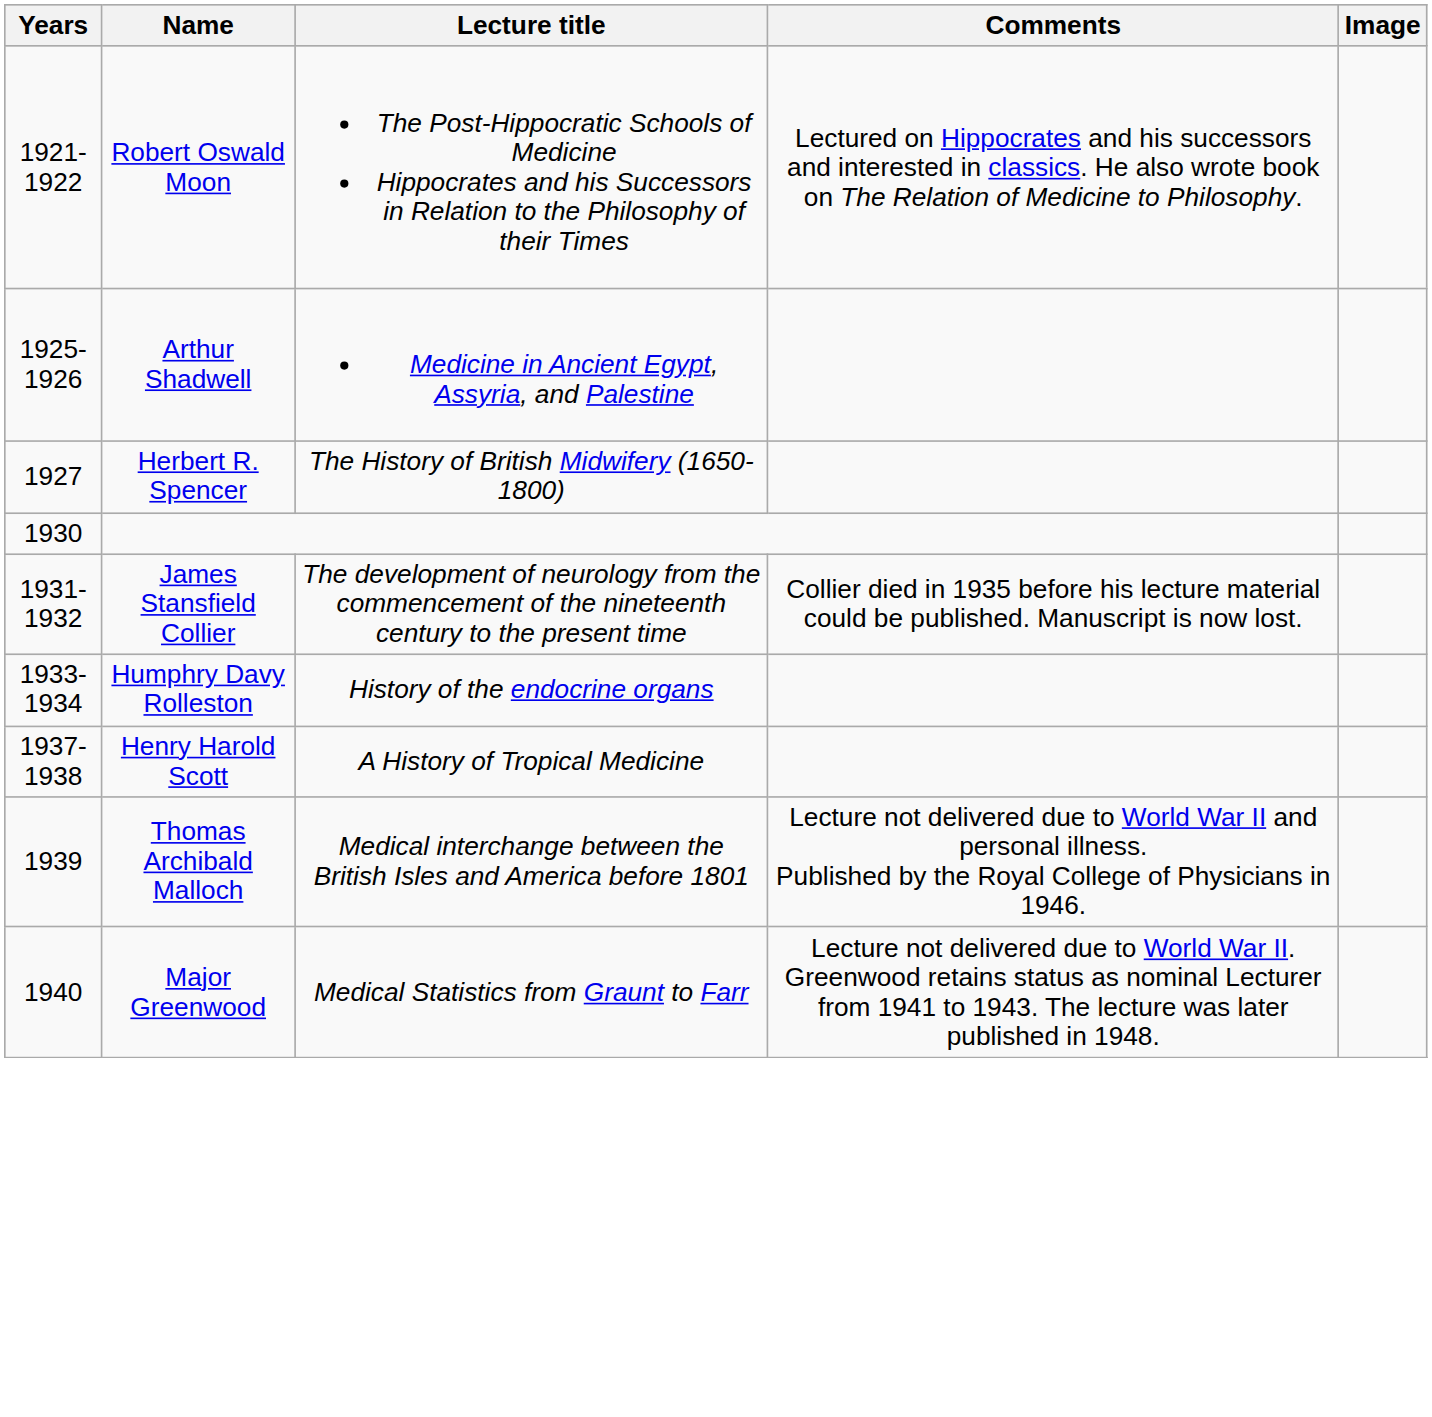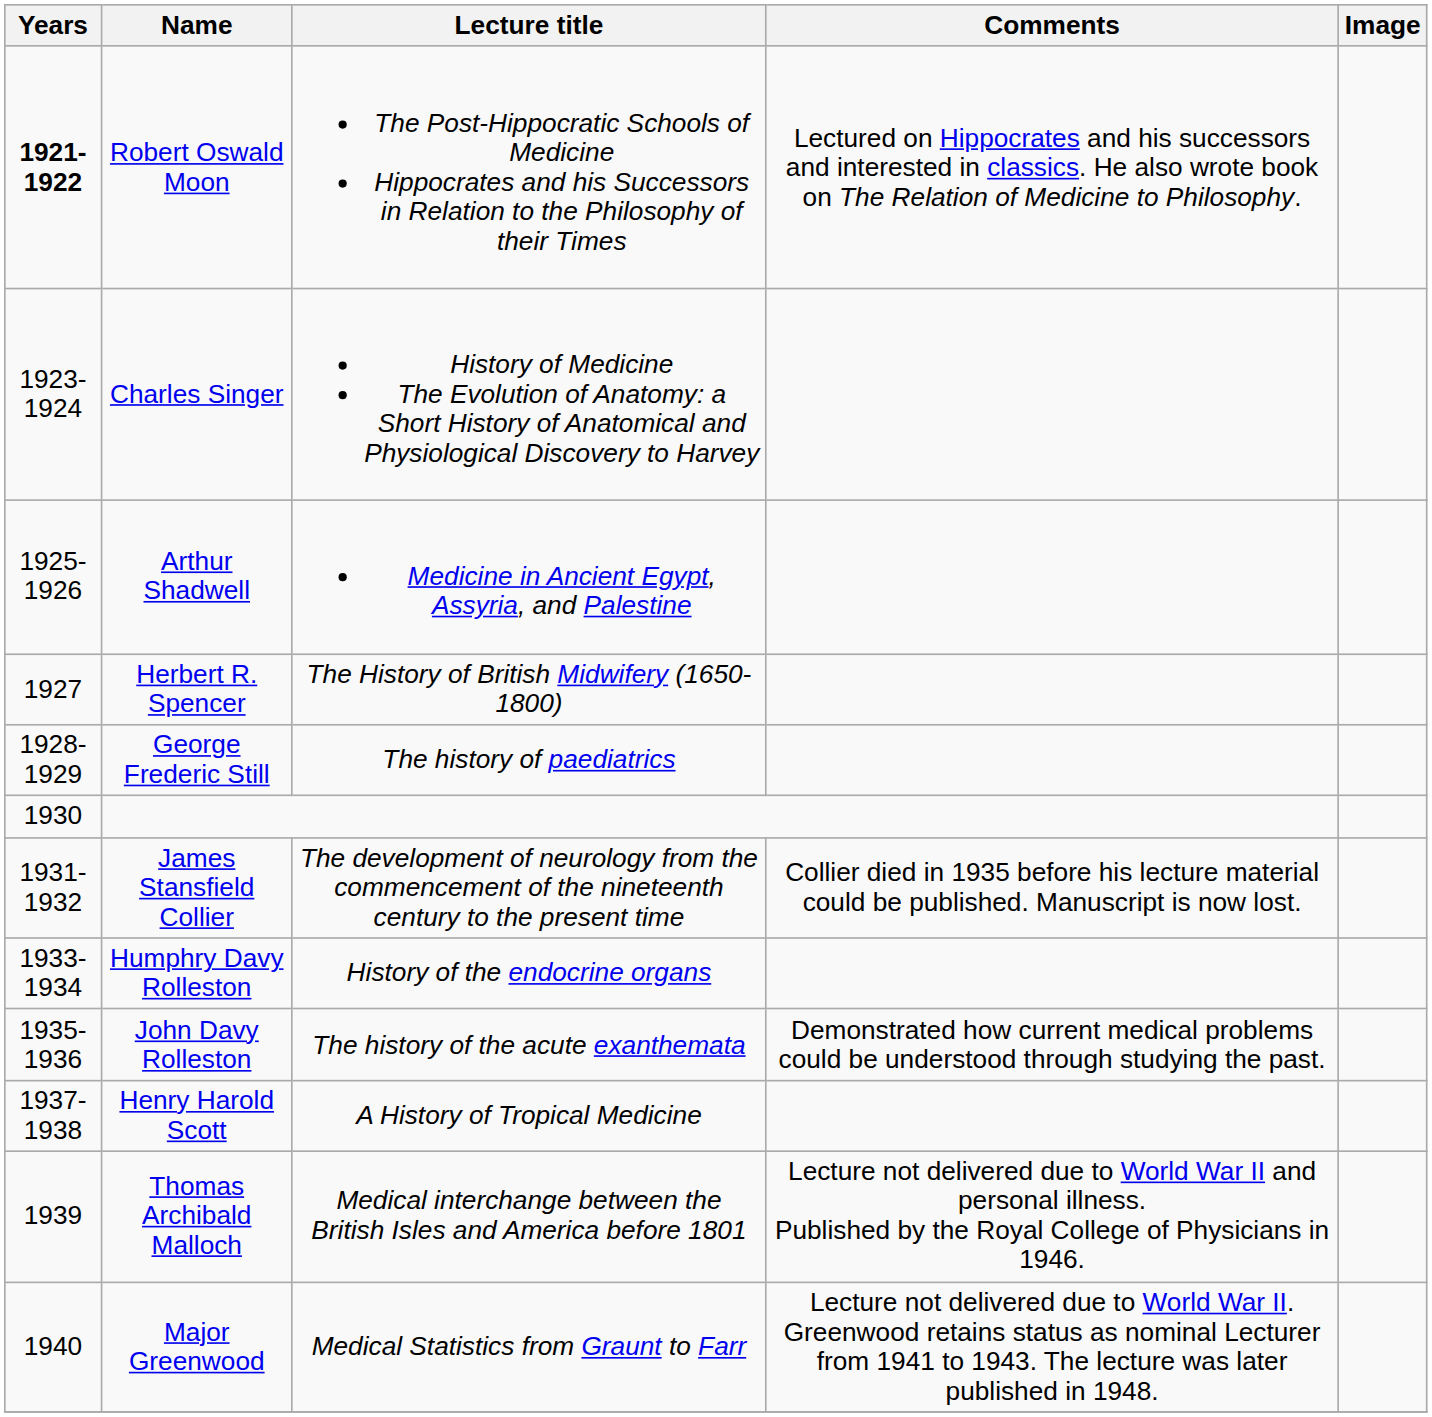(53, 166) normal -> (53, 166) bold
+ row: (197, 393)
+ row: (197, 759)
+ row: (197, 1044)
